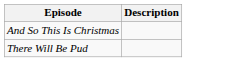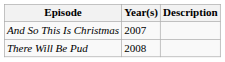+ column: (141, 13)
